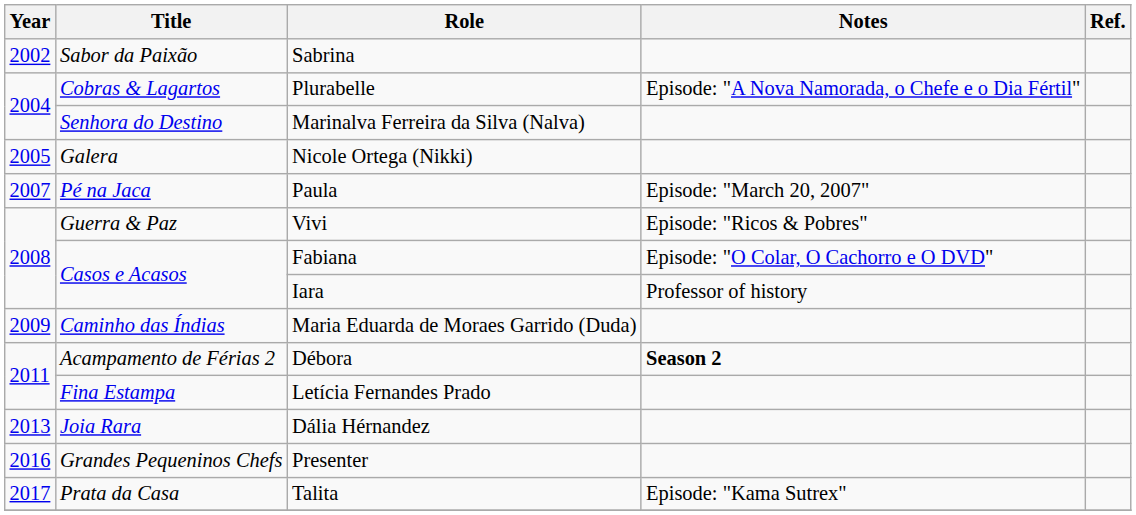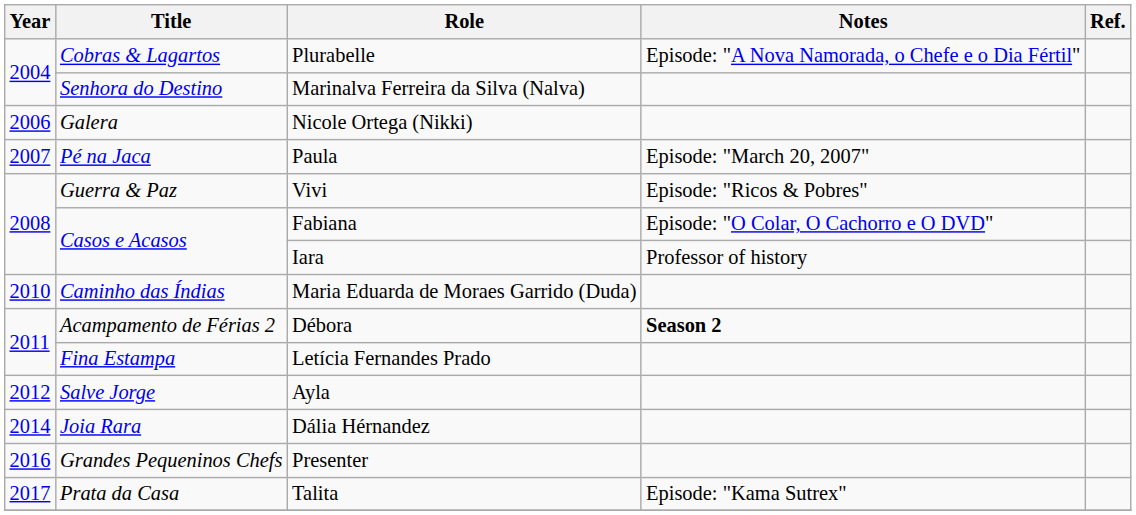- row: (323, 55)
(30, 156) 2005 -> (30, 122) 2006
(30, 325) 2009 -> (30, 291) 2010
+ row: (311, 392)
(30, 426) 2013 -> (30, 426) 2014
